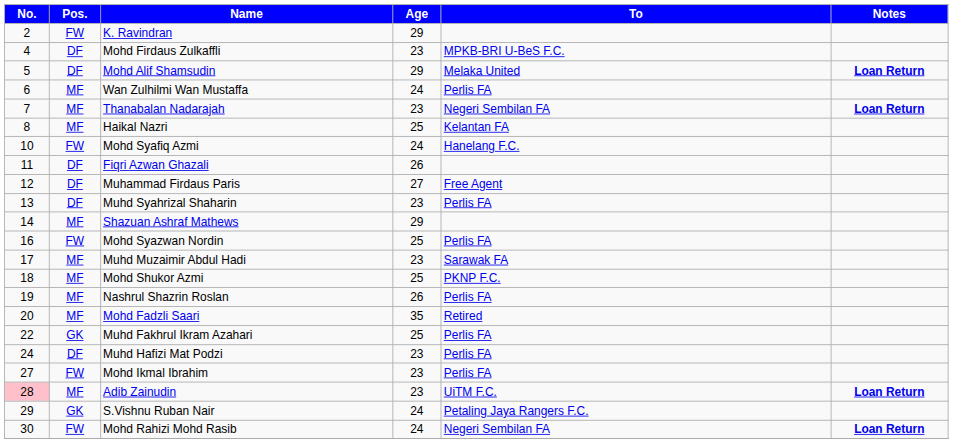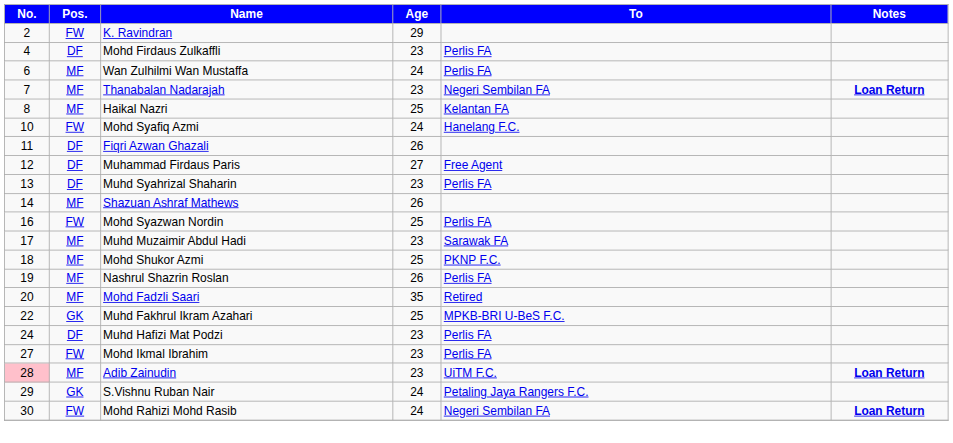(504, 52) MPKB-BRI U-BeS F.C. -> (468, 52) Perlis FA
- row: (159, 71)
(417, 222) 29 -> (417, 203) 26
(468, 335) Perlis FA -> (504, 316) MPKB-BRI U-BeS F.C.
